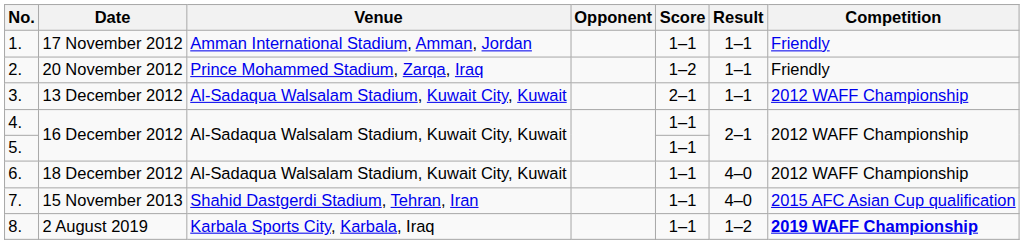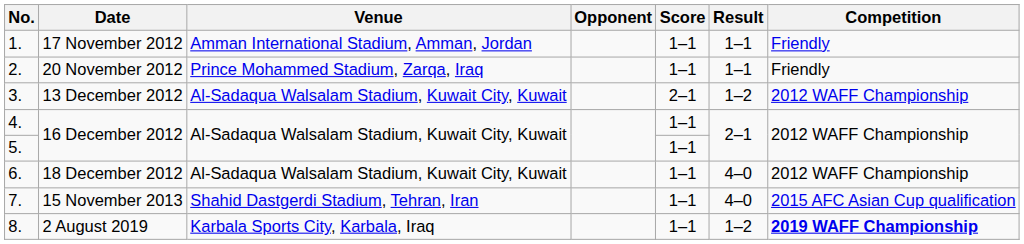(683, 69) 1–2 -> (683, 69) 1–1
(738, 95) 1–1 -> (738, 95) 1–2
